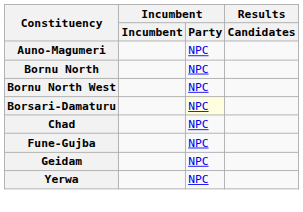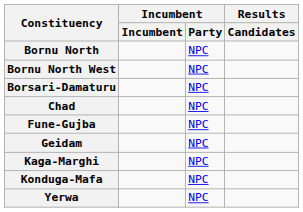- row: (62, 51)
(198, 106) lightyellow background -> (198, 87) no background
+ row: (62, 161)
+ row: (62, 180)
